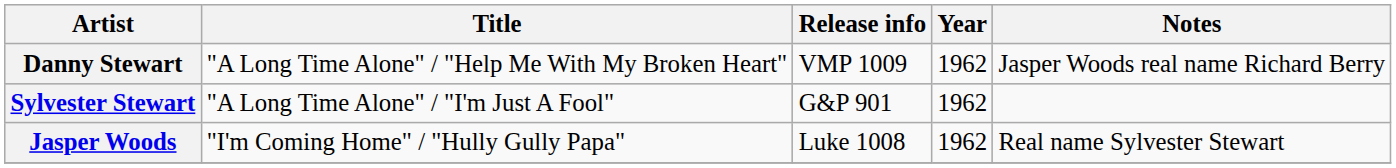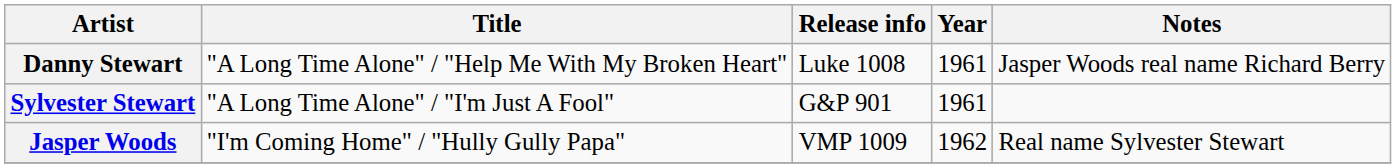(853, 63) VMP 1009 -> (852, 63) Luke 1008
(962, 63) 1962 -> (962, 63) 1961
(962, 102) 1962 -> (962, 102) 1961
(852, 142) Luke 1008 -> (853, 142) VMP 1009
